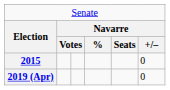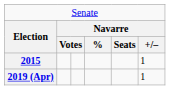(143, 60) 0 -> (143, 60) 1
(143, 76) 0 -> (143, 76) 1
